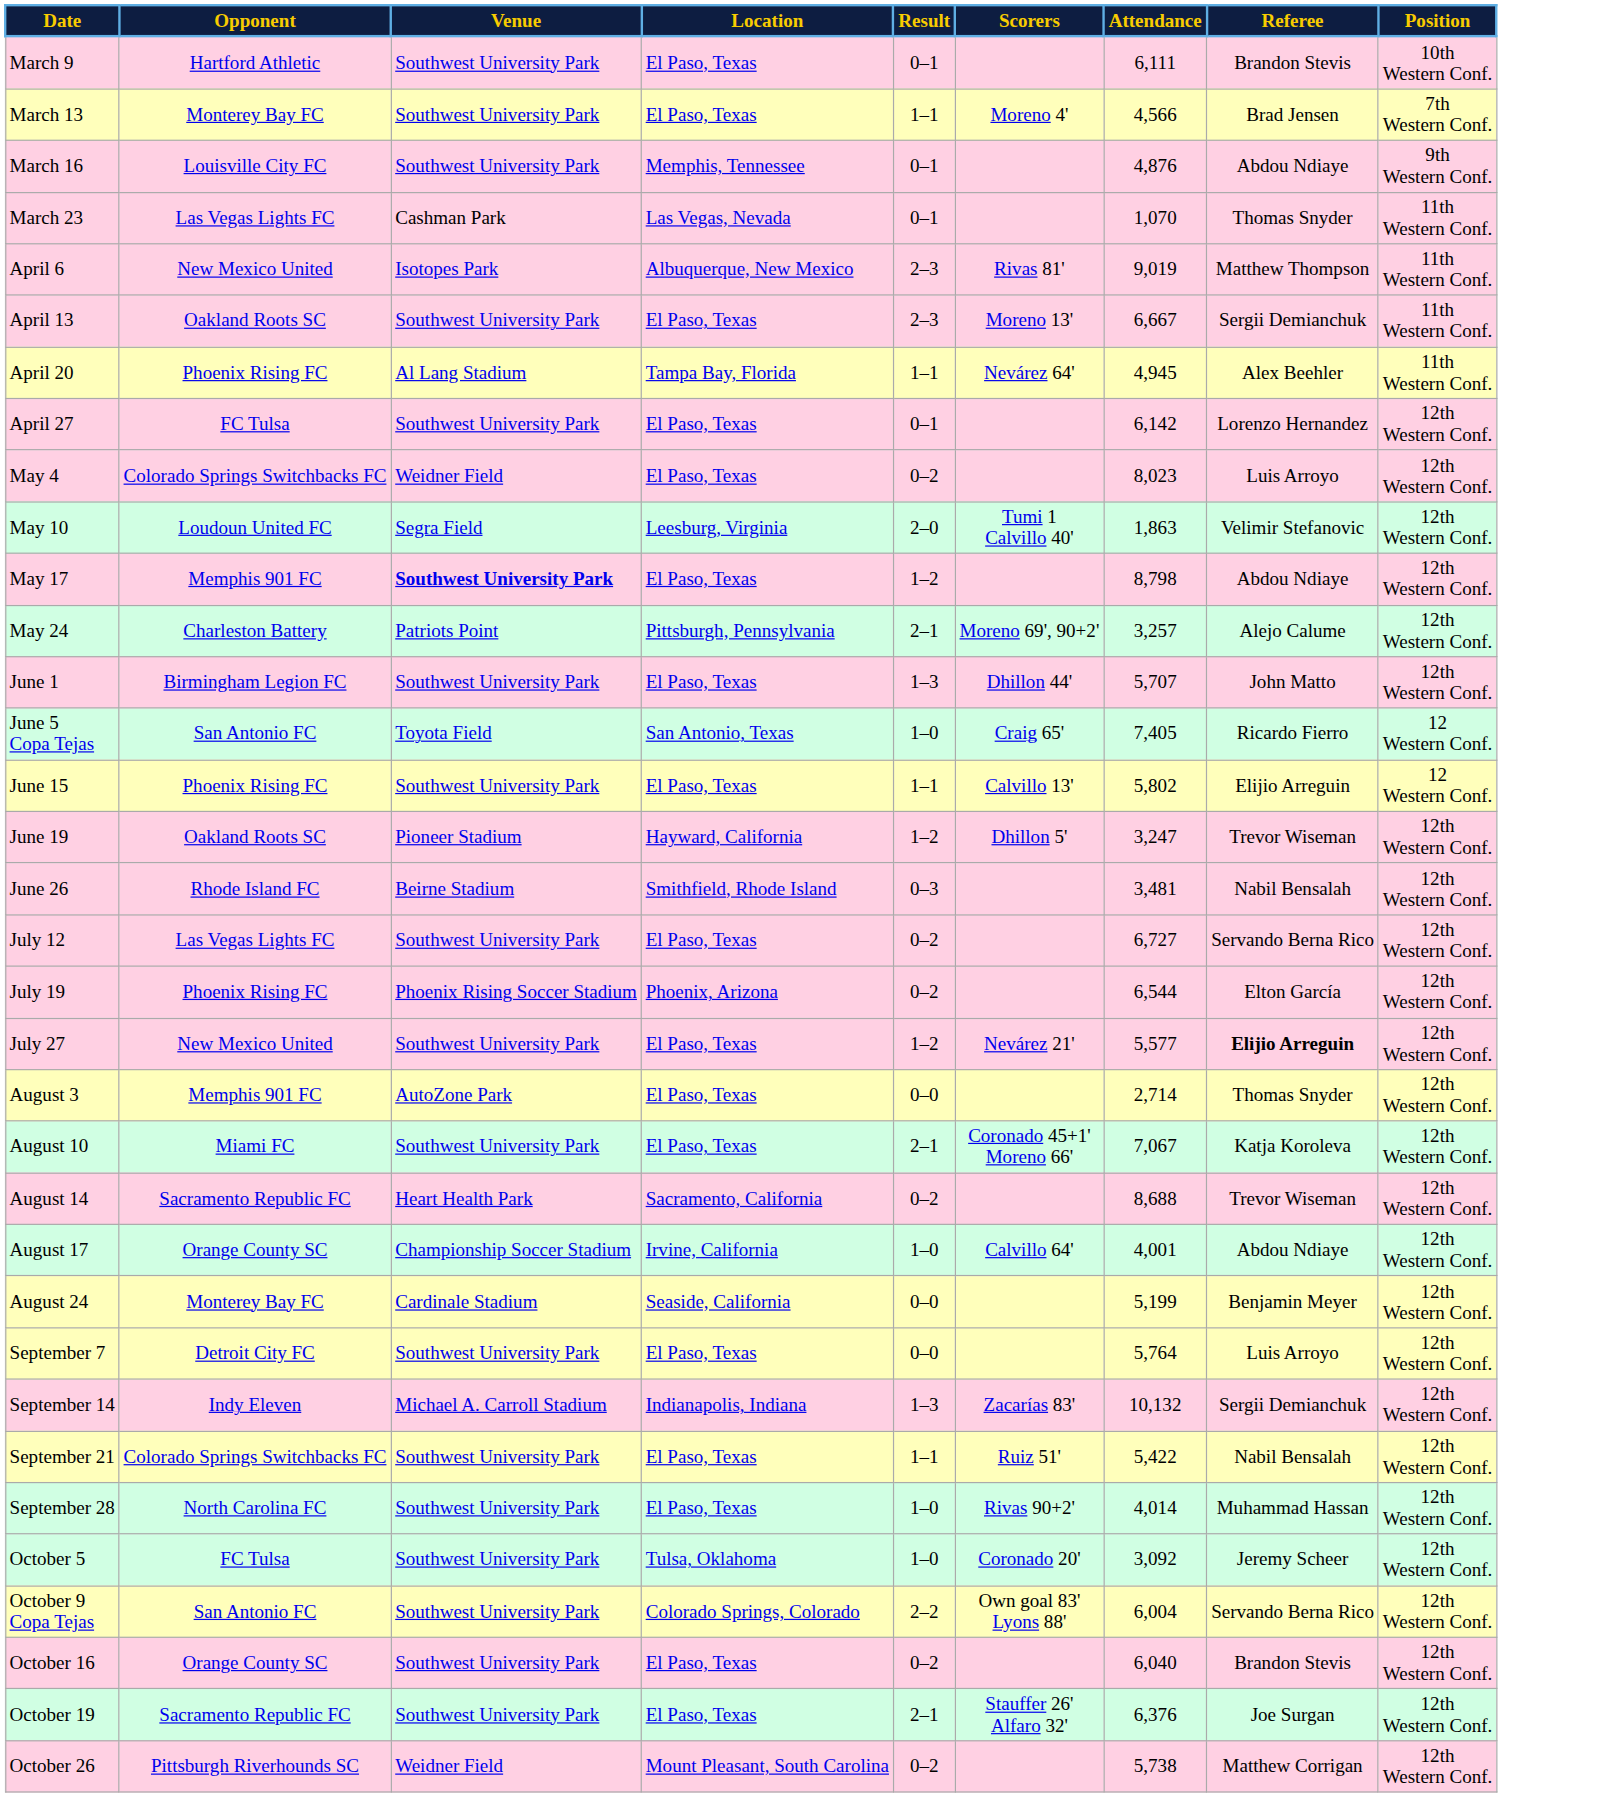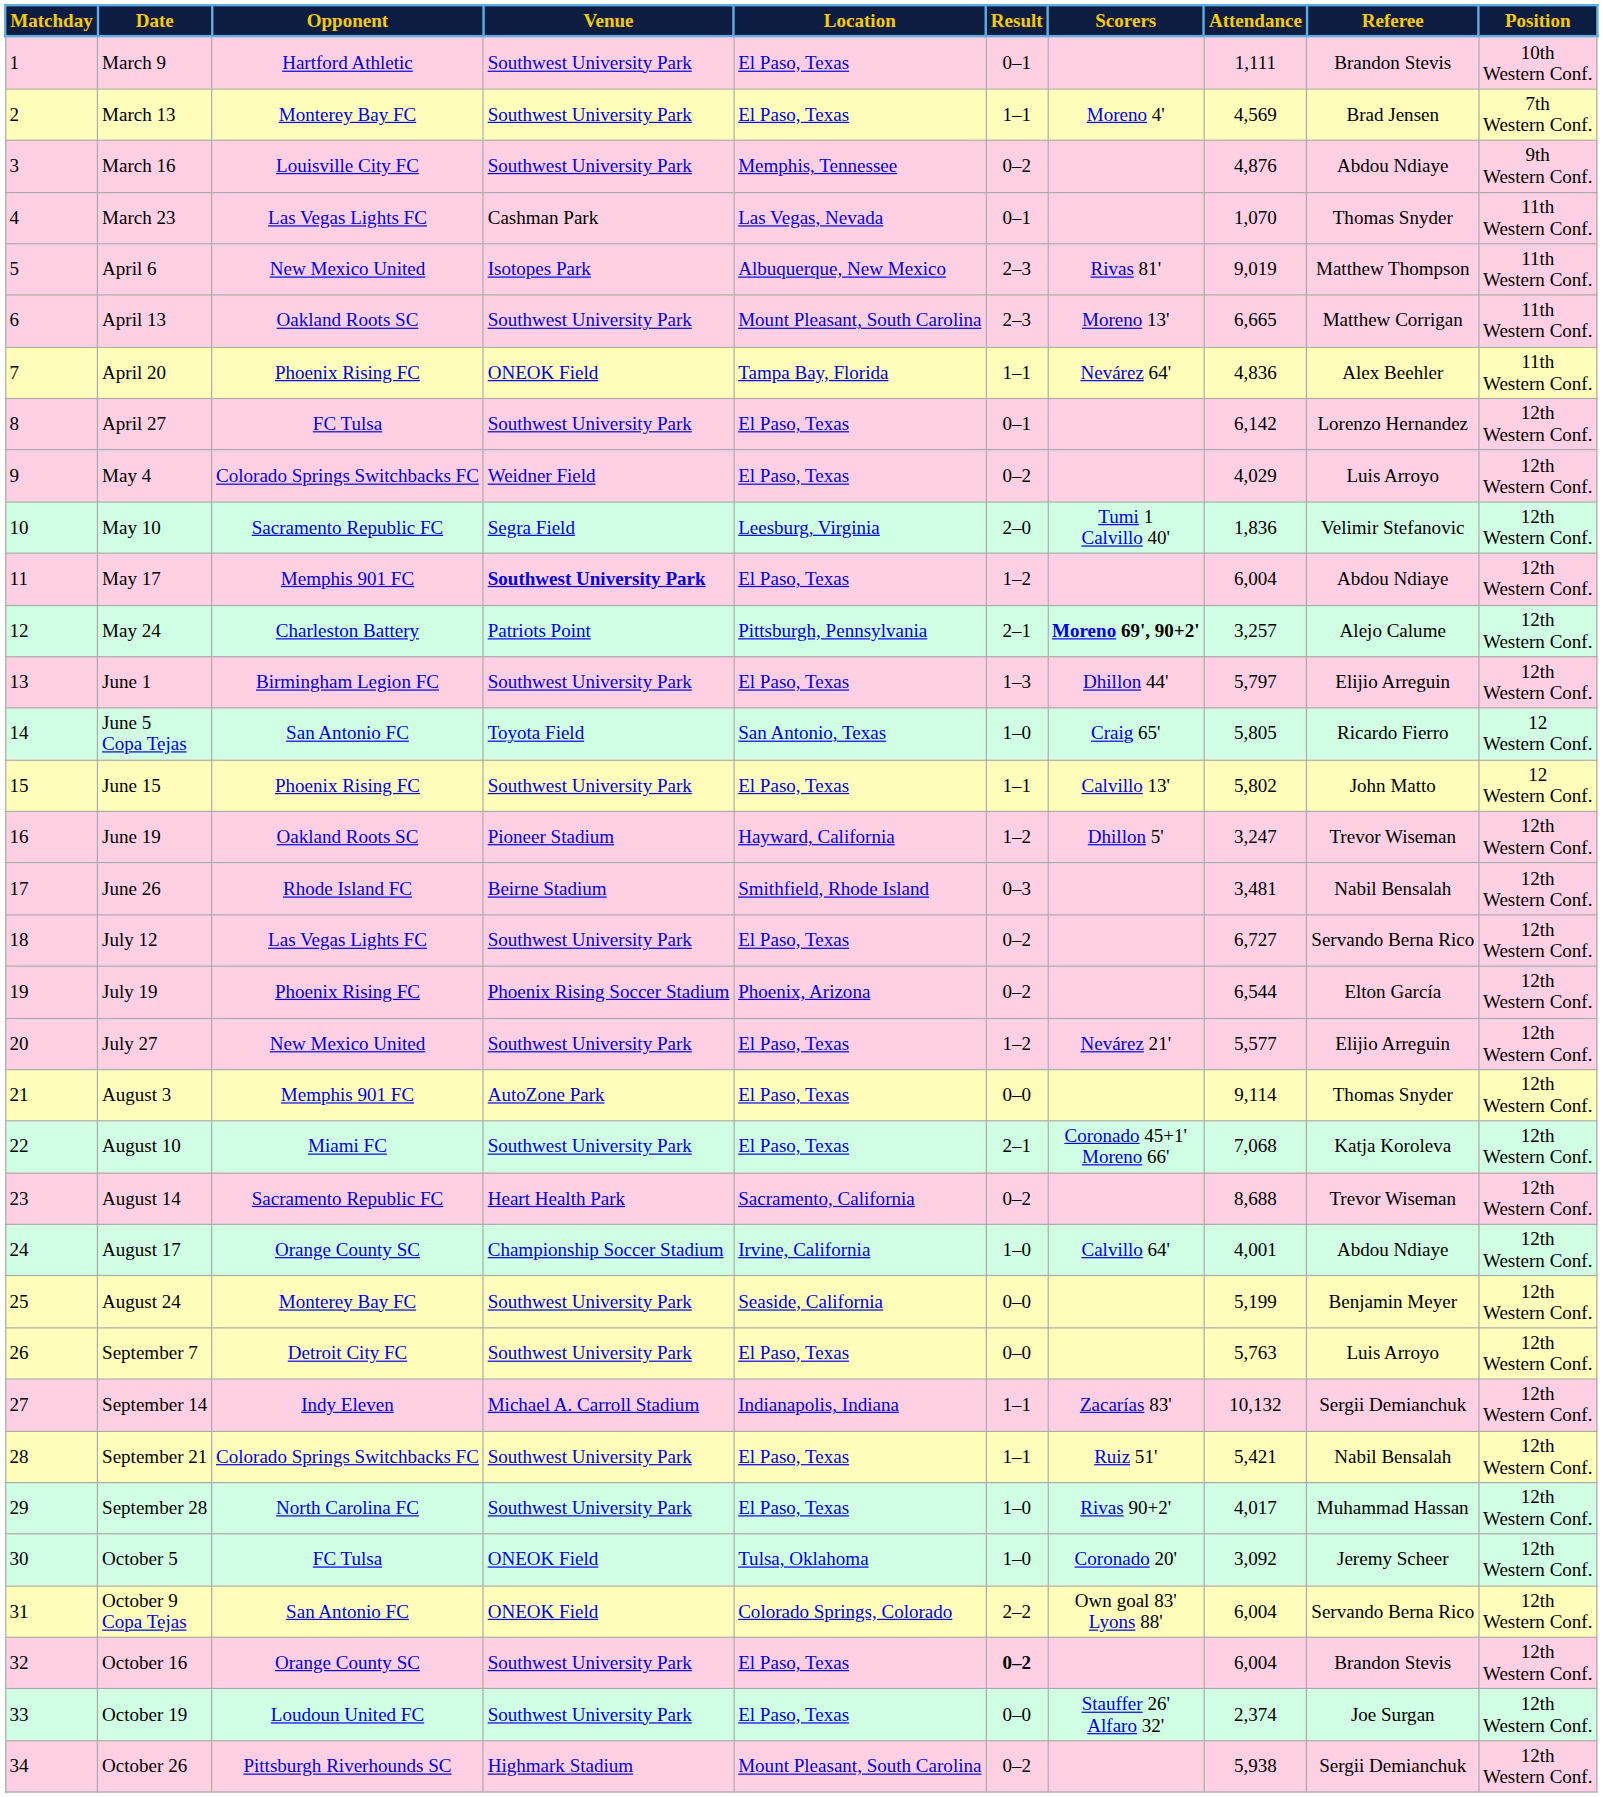+ column: (51, 20)
(1155, 62) 6,111 -> (1255, 62) 1,111
(1155, 114) 4,566 -> (1255, 114) 4,569
(924, 166) 0–1 -> (1017, 166) 0–2
(701, 320) El Paso, Texas -> (860, 320) Mount Pleasant, South Carolina
(1155, 320) 6,667 -> (1255, 320) 6,665
(1293, 320) Sergii Demianchuk -> (1393, 320) Matthew Corrigan
(461, 372) Al Lang Stadium -> (543, 372) ONEOK Field
(1155, 372) 4,945 -> (1255, 372) 4,836
(1155, 475) 8,023 -> (1255, 475) 4,029
(255, 527) Loudoun United FC -> (347, 527) Sacramento Republic FC
(1155, 527) 1,863 -> (1255, 527) 1,836
(1155, 579) 8,798 -> (1255, 579) 6,004
(1029, 630) normal -> (1126, 630) bold
(1155, 682) 5,707 -> (1255, 682) 5,797
(1293, 682) John Matto -> (1393, 682) Elijio Arreguin
(1155, 733) 7,405 -> (1255, 733) 5,805
(1293, 785) Elijio Arreguin -> (1393, 785) John Matto
(1293, 1043) bold -> (1393, 1043) normal
(1155, 1095) 2,714 -> (1255, 1095) 9,114
(1155, 1146) 7,067 -> (1255, 1146) 7,068
(466, 1301) Cardinale Stadium -> (590, 1301) Southwest University Park
(1155, 1353) 5,764 -> (1255, 1353) 5,763
(924, 1404) 1–3 -> (1017, 1404) 1–1
(1155, 1456) 5,422 -> (1255, 1456) 5,421
(1155, 1508) 4,014 -> (1255, 1508) 4,017
(497, 1559) Southwest University Park -> (543, 1559) ONEOK Field
(497, 1611) Southwest University Park -> (543, 1611) ONEOK Field
(924, 1662) normal -> (1017, 1662) bold
(1155, 1662) 6,040 -> (1255, 1662) 6,004
(255, 1714) Sacramento Republic FC -> (347, 1714) Loudoun United FC
(924, 1714) 2–1 -> (1017, 1714) 0–0
(1155, 1714) 6,376 -> (1255, 1714) 2,374
(449, 1766) Weidner Field -> (560, 1766) Highmark Stadium
(1155, 1766) 5,738 -> (1255, 1766) 5,938
(1293, 1766) Matthew Corrigan -> (1393, 1766) Sergii Demianchuk
